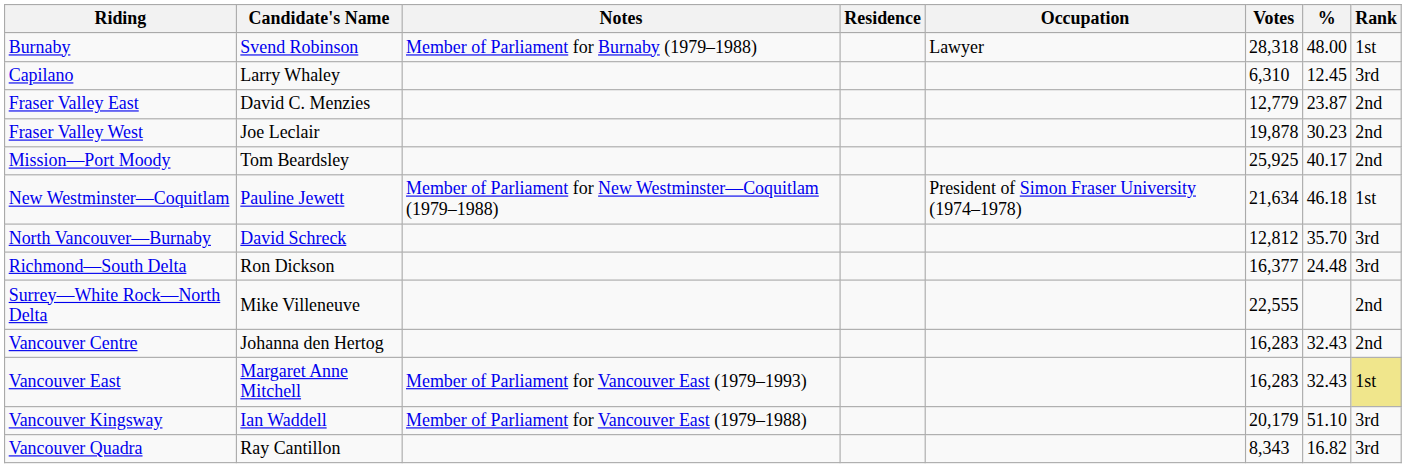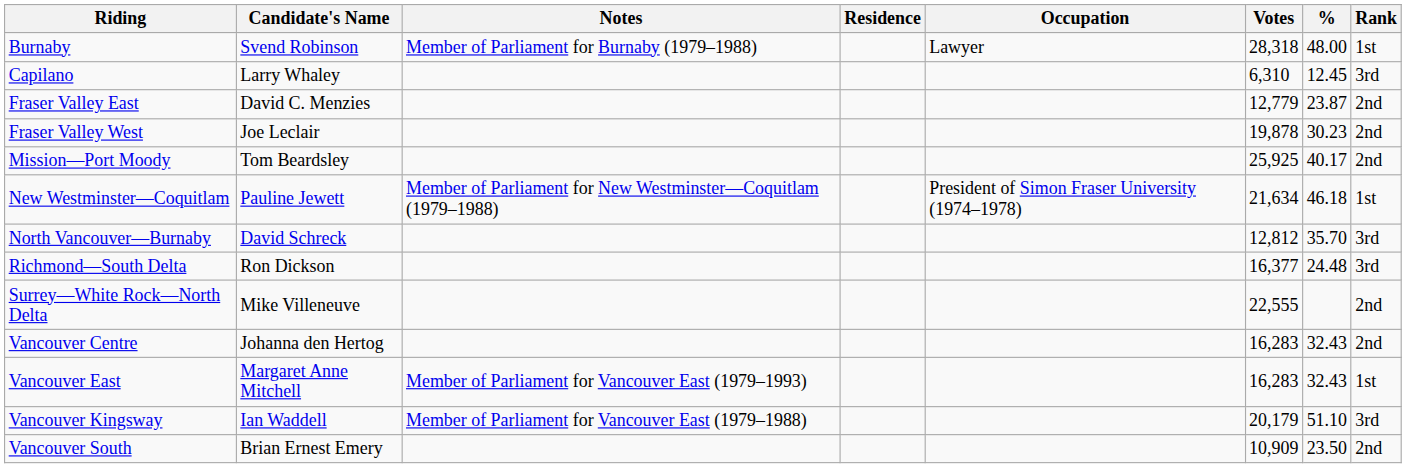(1366, 381) khaki background -> (1366, 381) no background
- row: (76, 448)
+ row: (70, 448)
